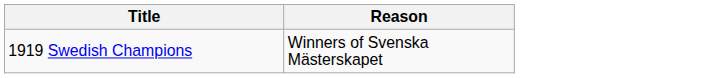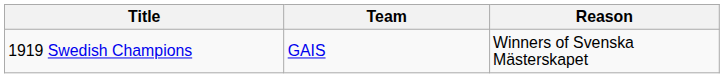+ column: (387, 17)
